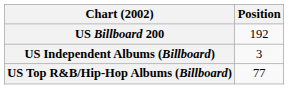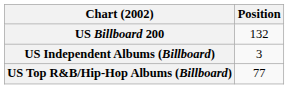(259, 34) 192 -> (259, 34) 132
